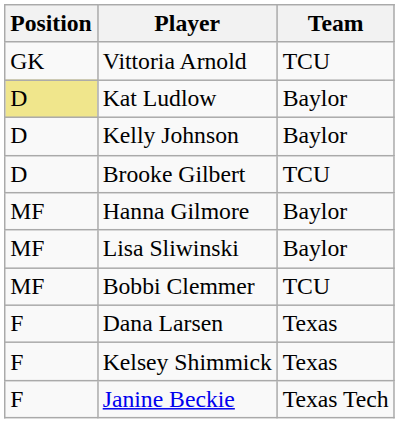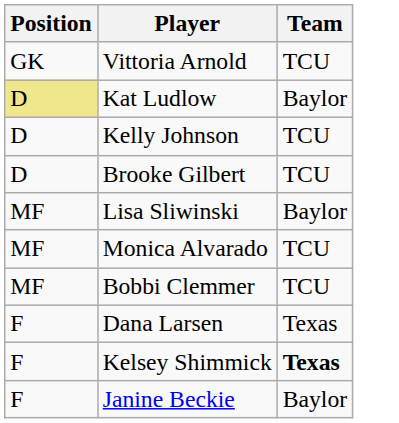(315, 135) Baylor -> (306, 135) TCU
- row: (176, 211)
+ row: (185, 248)
(310, 361) normal -> (311, 361) bold
(336, 398) Texas Tech -> (315, 398) Baylor
